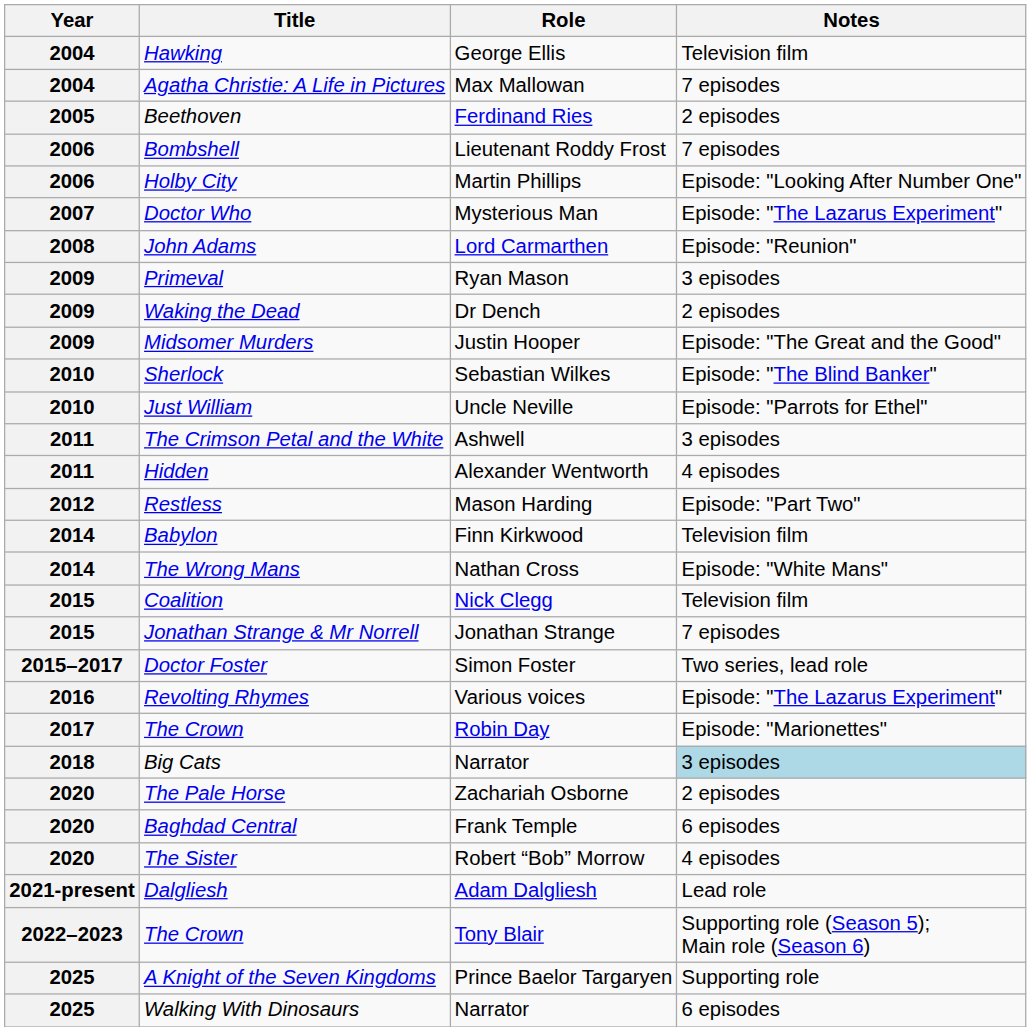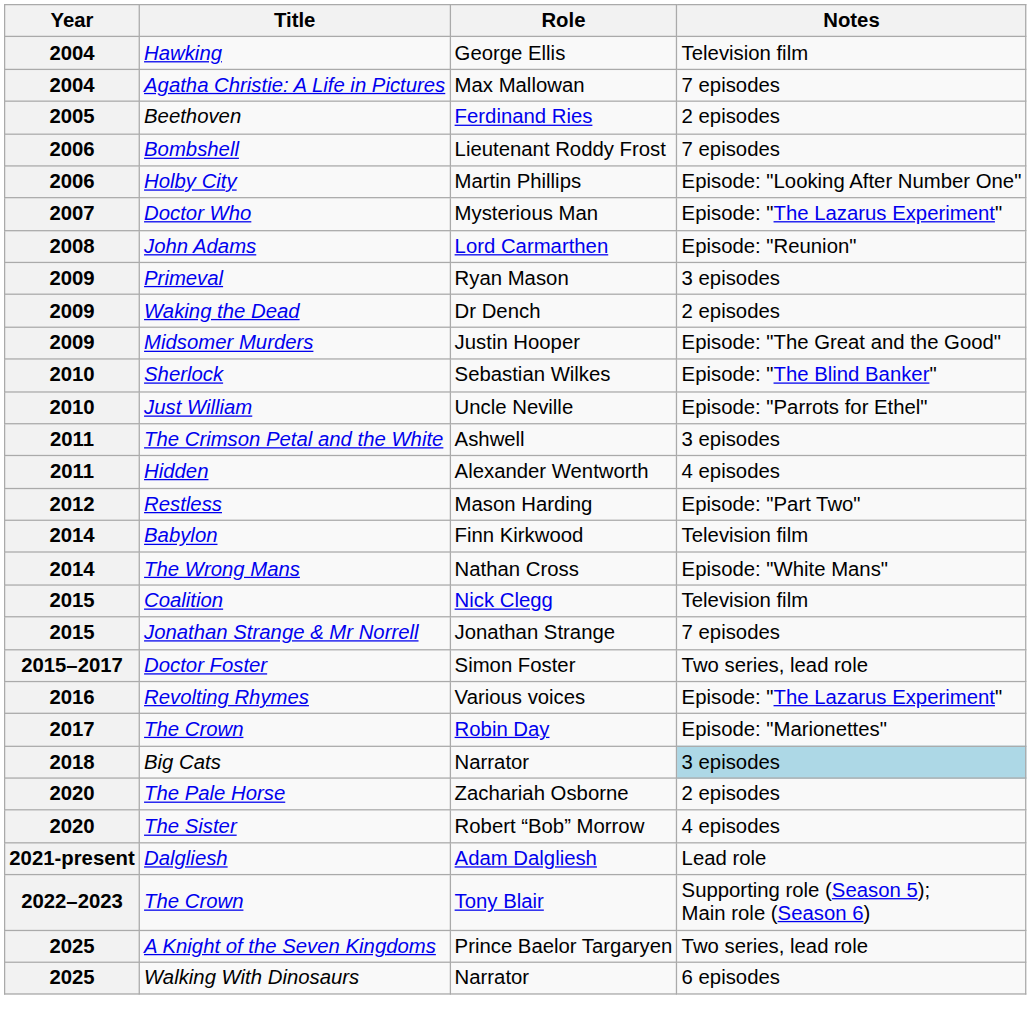- row: (220, 826)
(751, 978) Supporting role -> (775, 945) Two series, lead role
